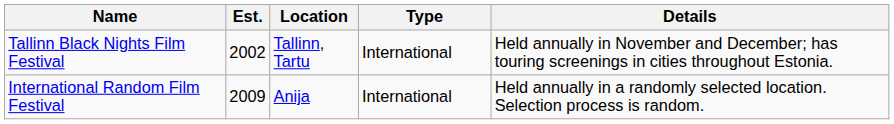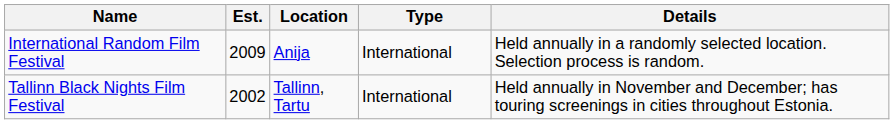rows swapped: (97, 52) <-> (104, 96)
